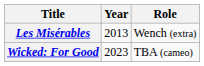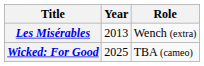(116, 52) 2023 -> (116, 52) 2025
